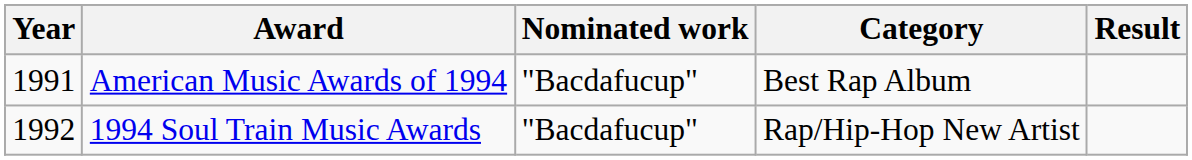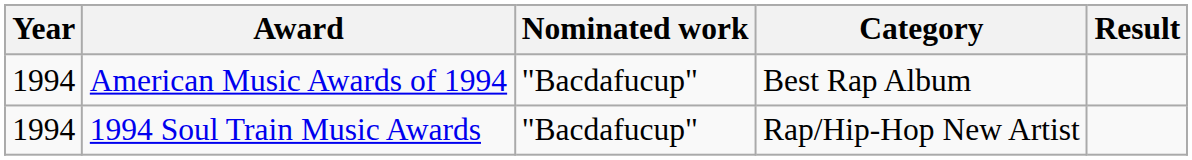(44, 79) 1991 -> (44, 79) 1994
(44, 129) 1992 -> (44, 129) 1994
